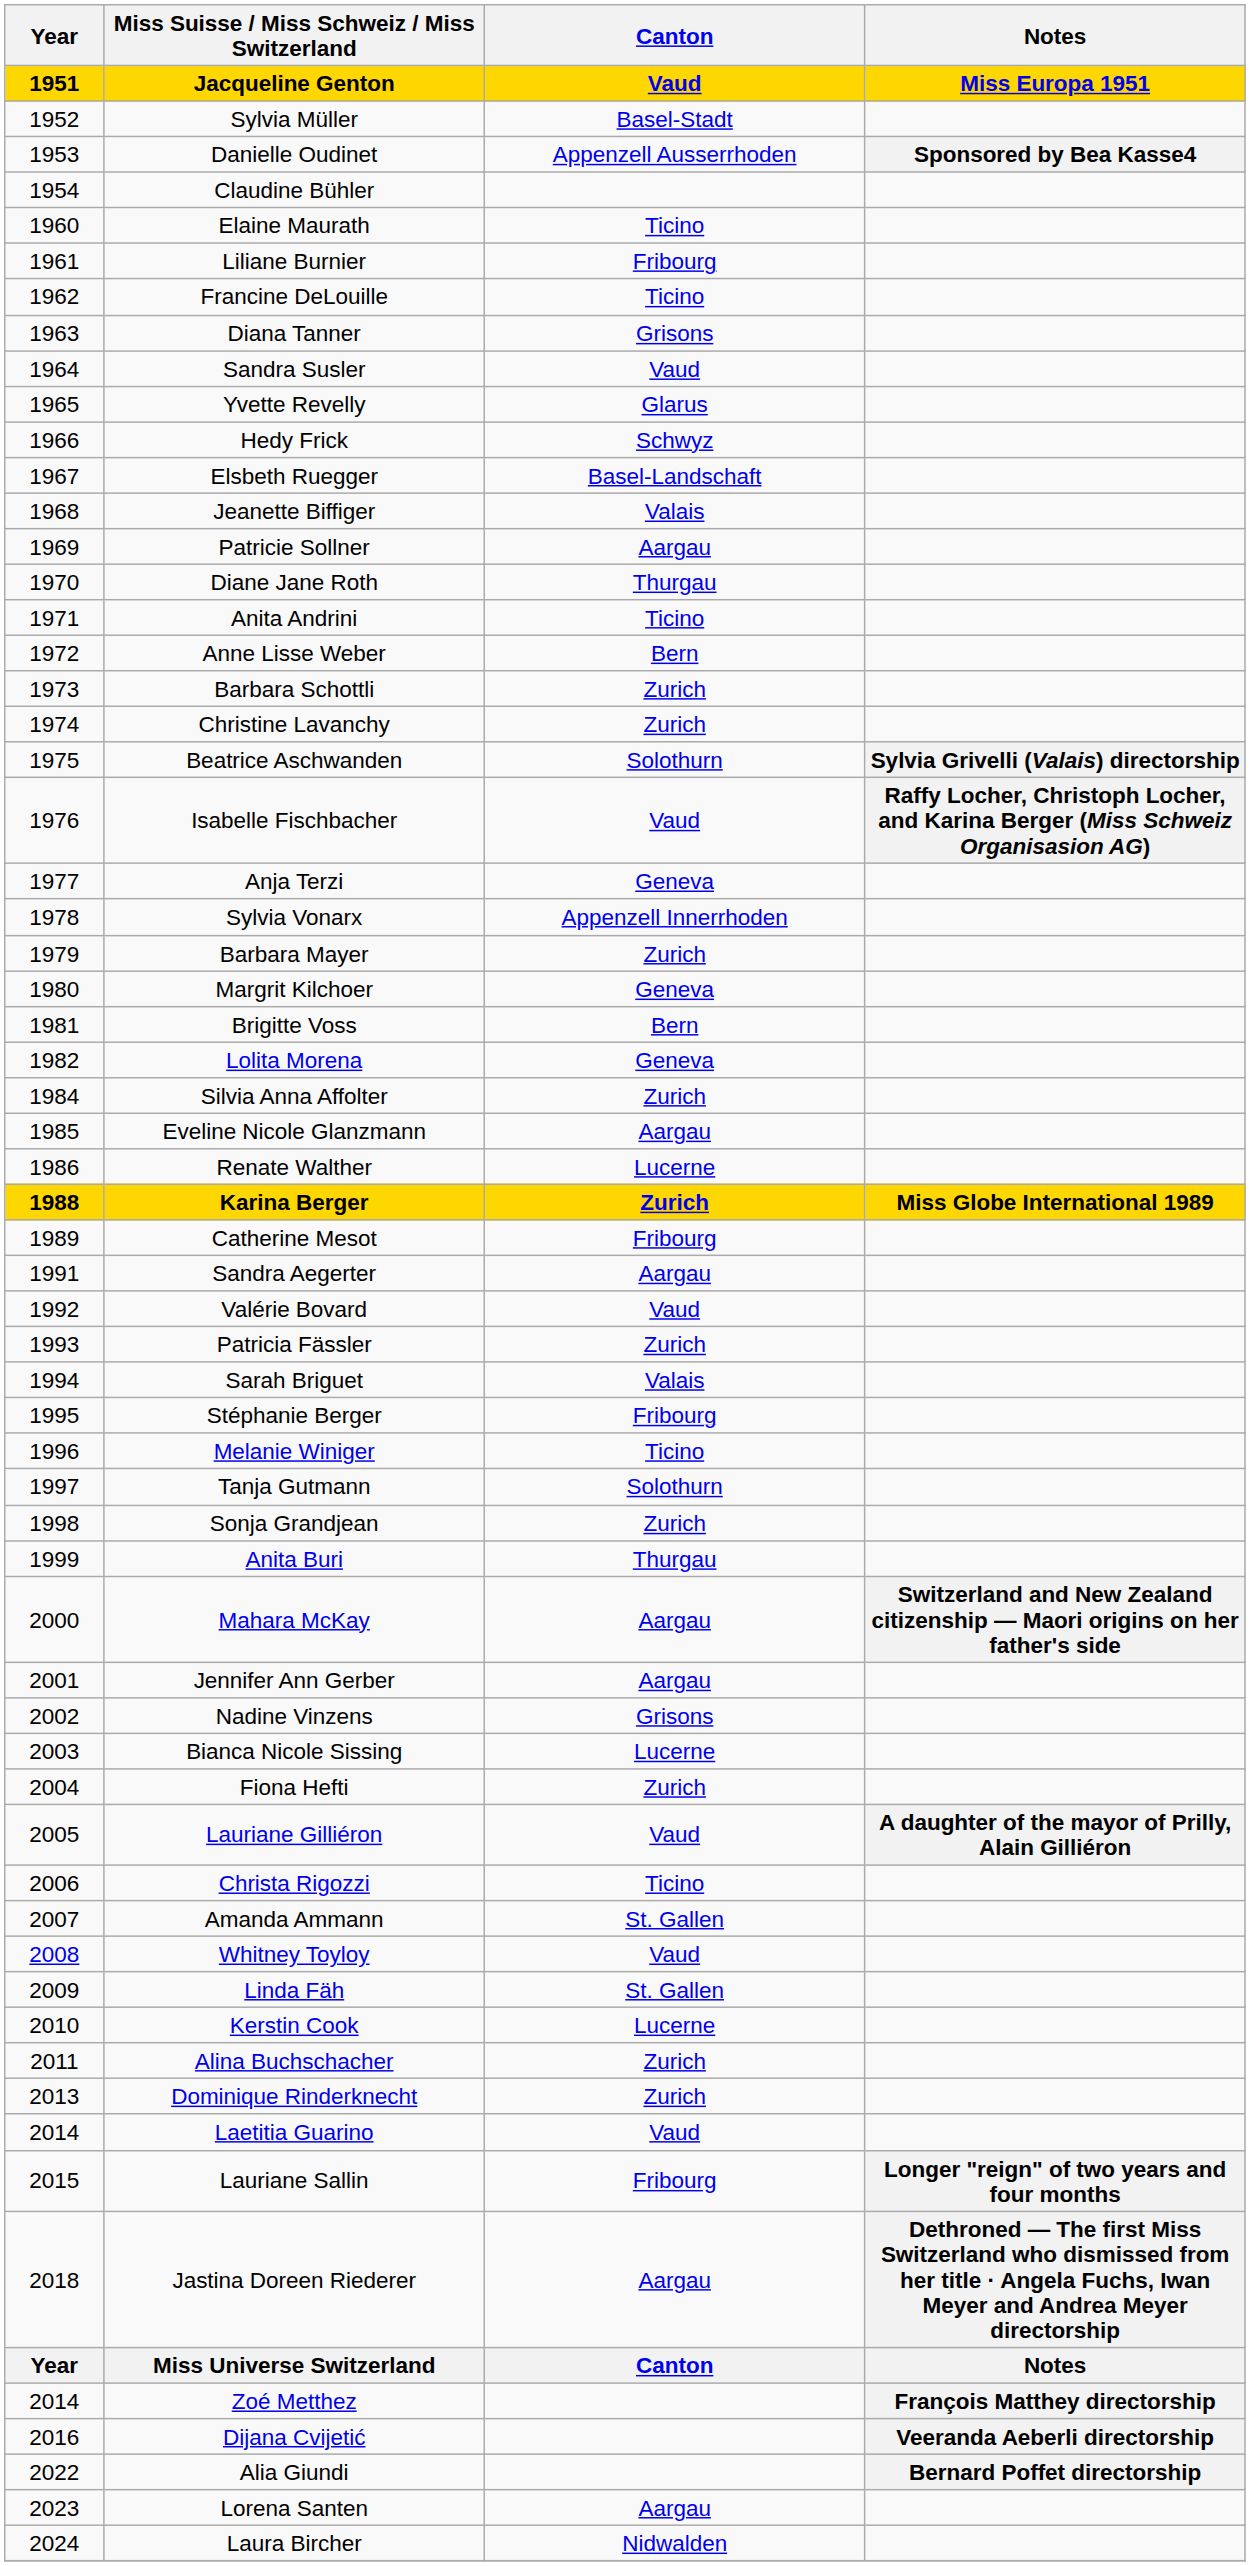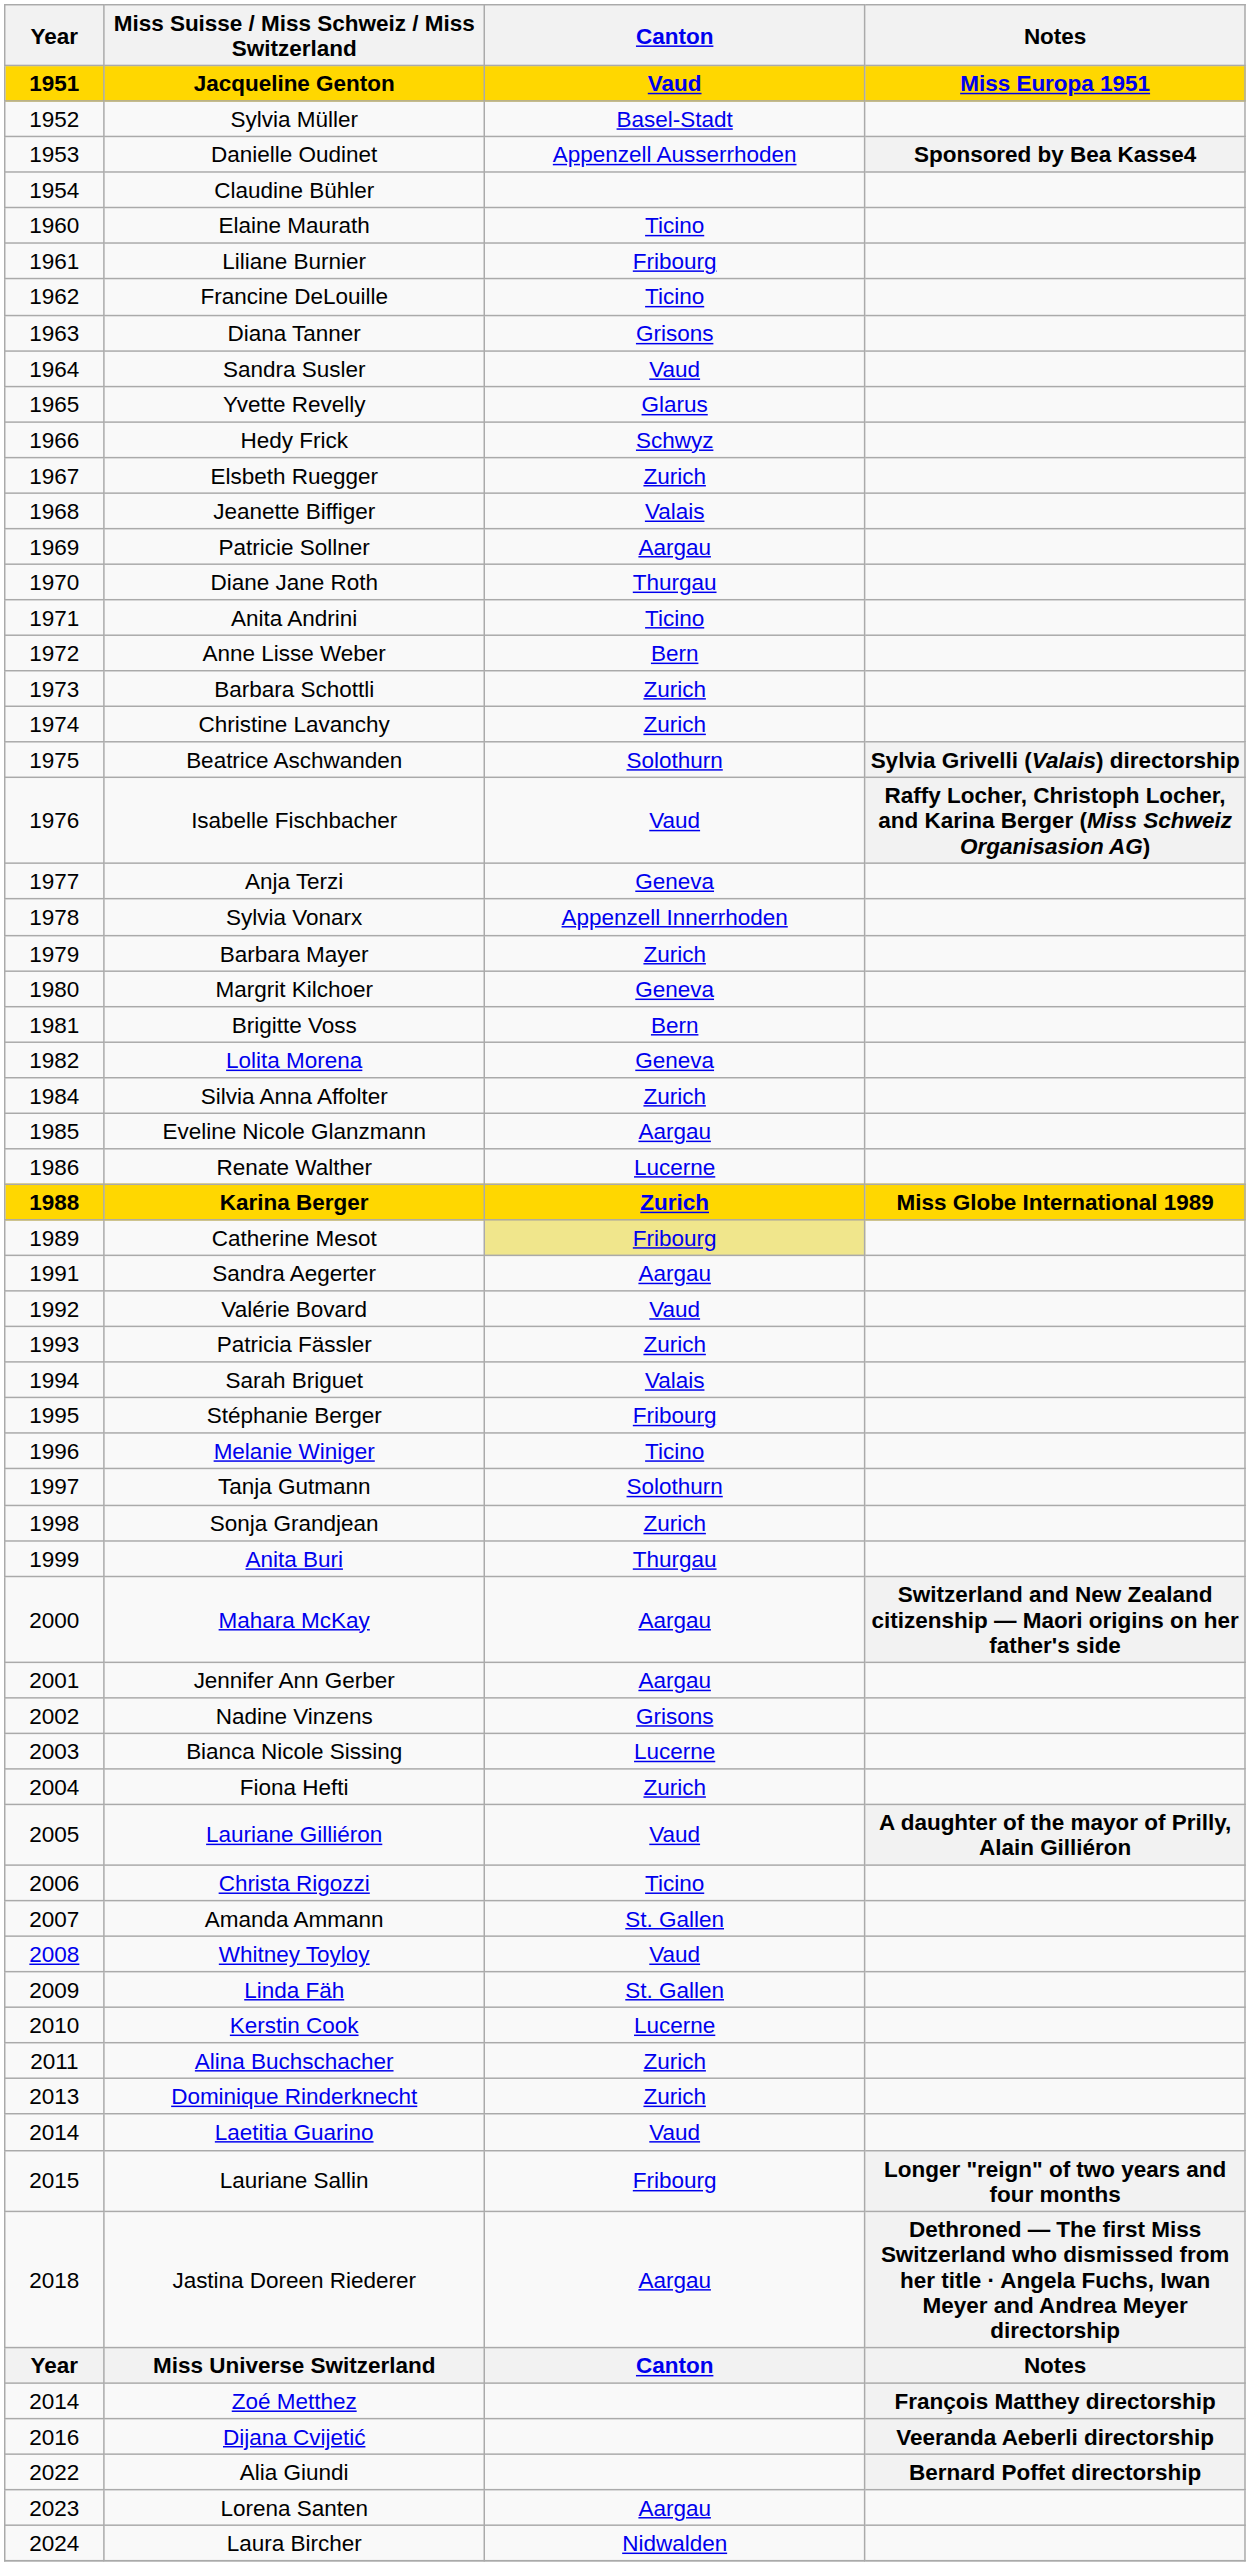(675, 475) Basel-Landschaft -> (675, 475) Zurich
(675, 1238) no background -> (675, 1238) khaki background
